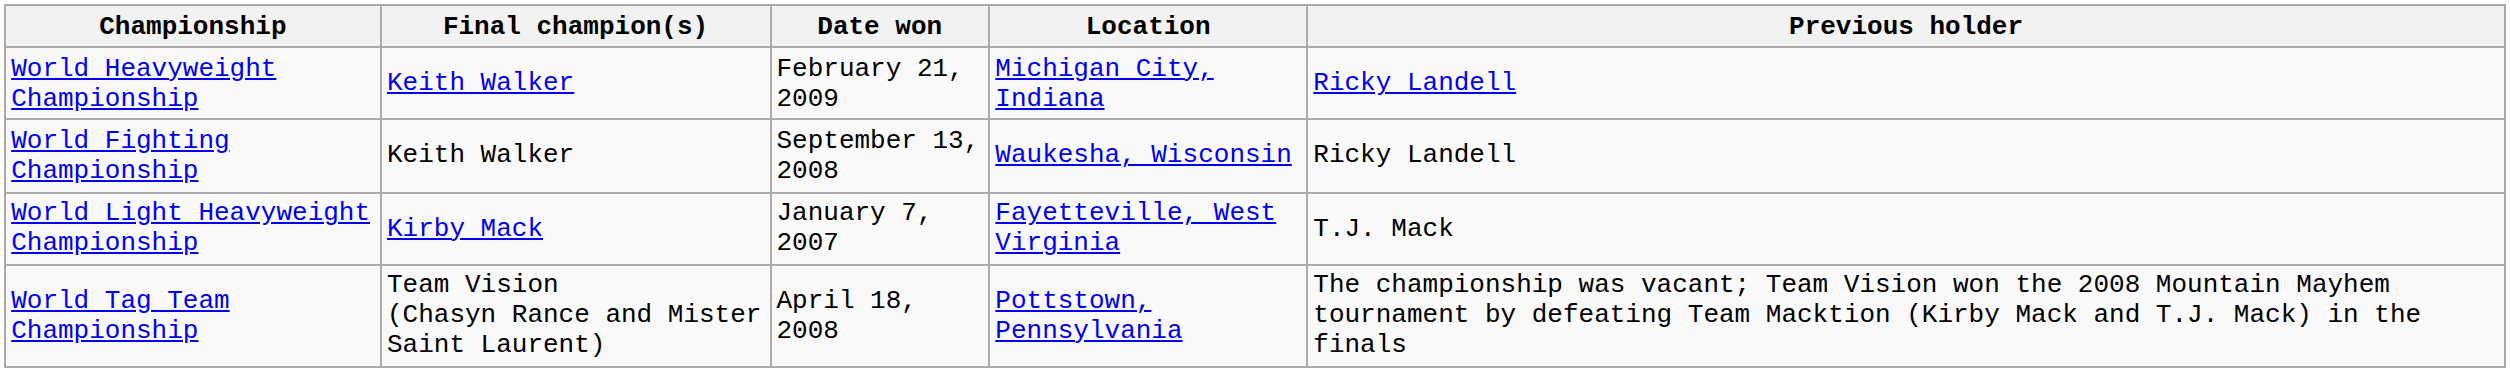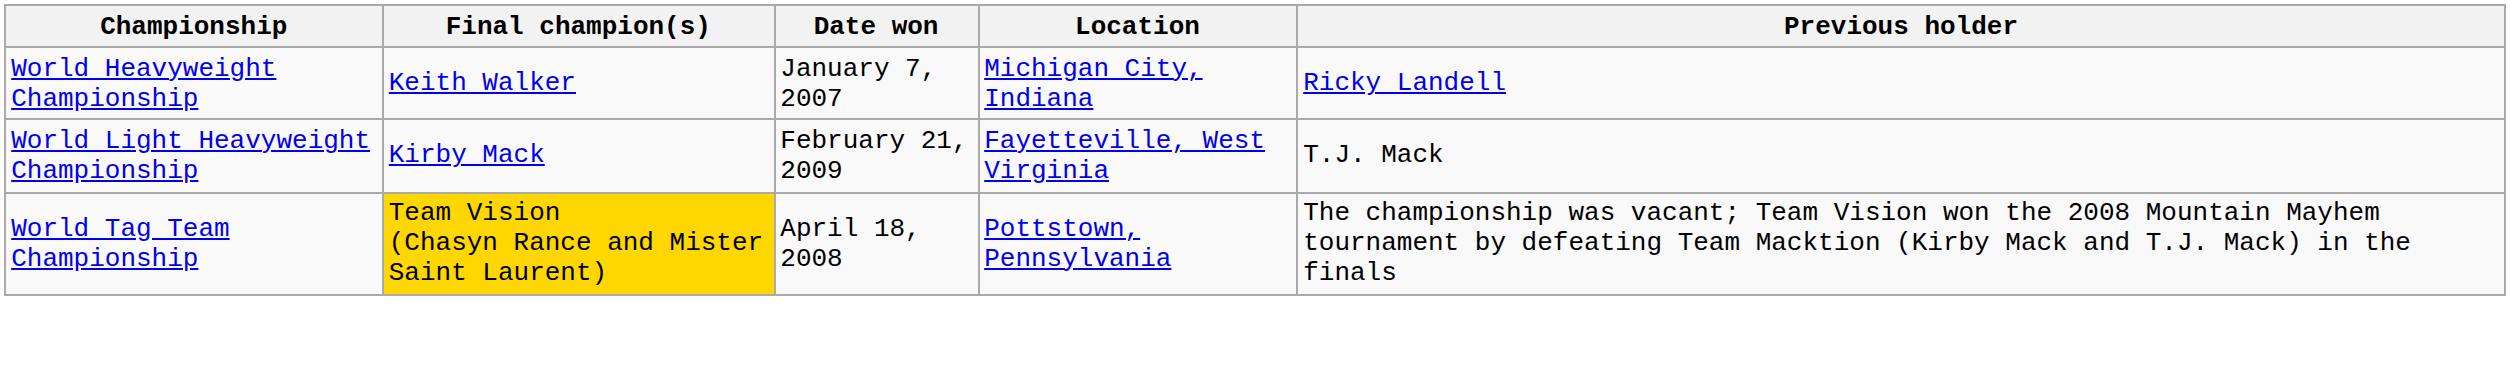(870, 84) February 21, 2009 -> (858, 84) January 7, 2007
- row: (120, 156)
(854, 228) January 7, 2007 -> (874, 156) February 21, 2009
(574, 316) no background -> (576, 243) gold background
